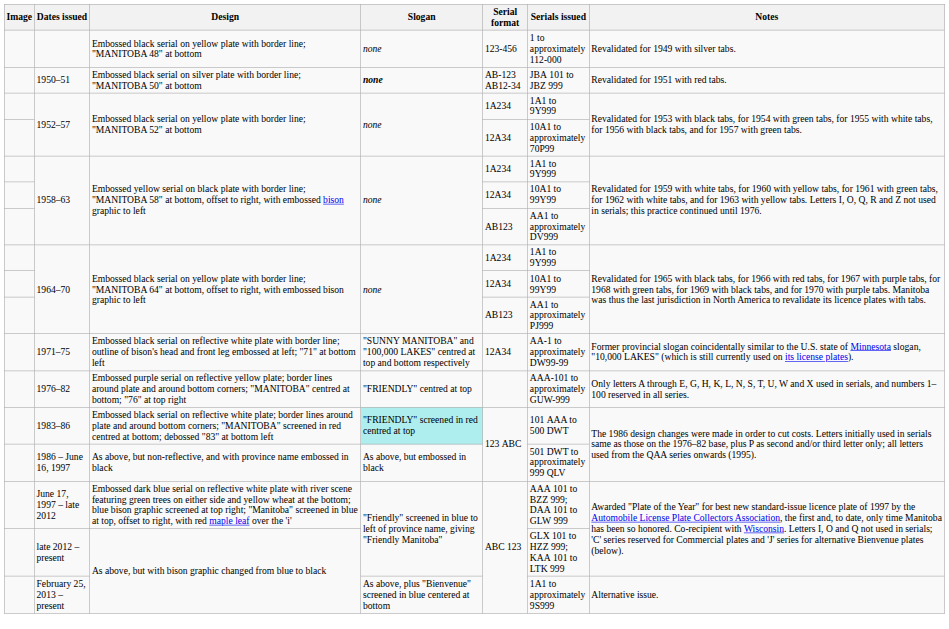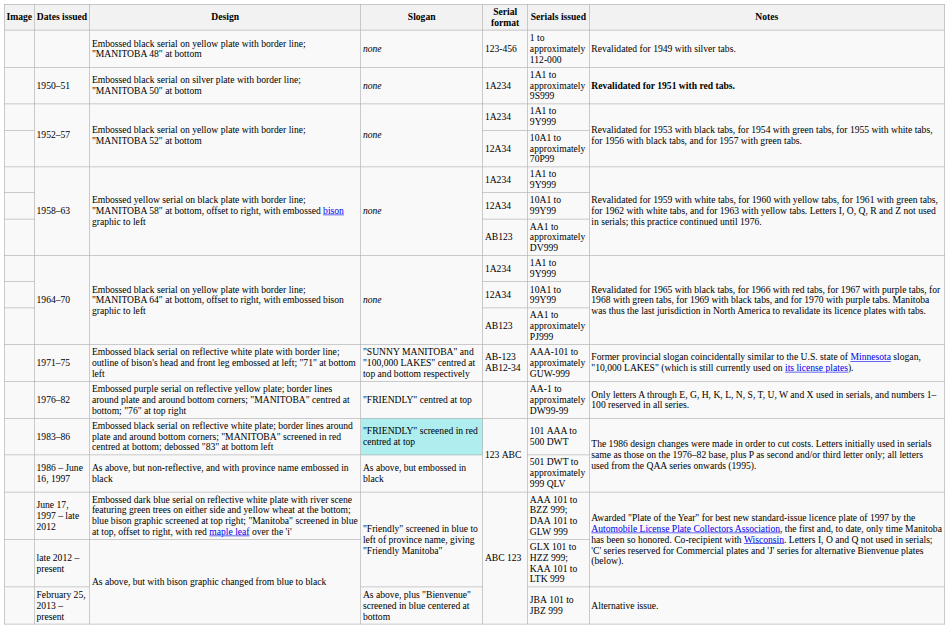(373, 80) bold -> (372, 85) normal
(503, 80) AB-123 AB12-34 -> (498, 85) 1A234
(552, 80) JBA 101 to JBZ 999 -> (558, 85) 1A1 to approximately 9S999
(659, 80) normal -> (663, 85) bold
(498, 352) 12A34 -> (503, 363) AB-123 AB12-34
(558, 352) AA-1 to approximately DW99-99 -> (558, 363) AAA-101 to approximately GUW-999
(558, 389) AAA-101 to approximately GUW-999 -> (558, 400) AA-1 to approximately DW99-99
(558, 594) 1A1 to approximately 9S999 -> (552, 605) JBA 101 to JBZ 999
